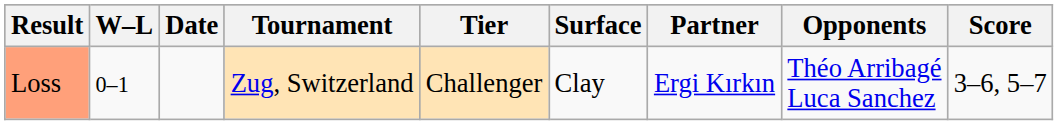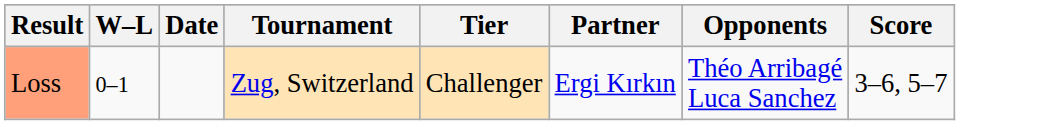- column: (598, 25)
